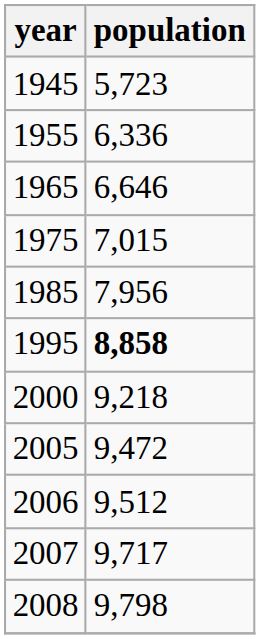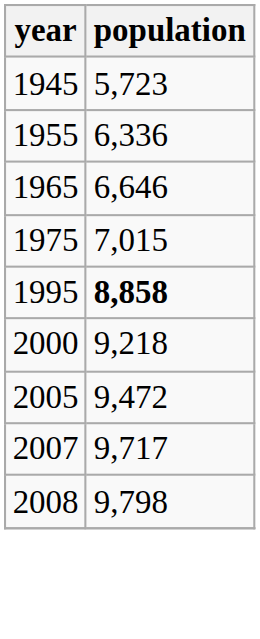- row: (46, 291)
- row: (46, 501)
